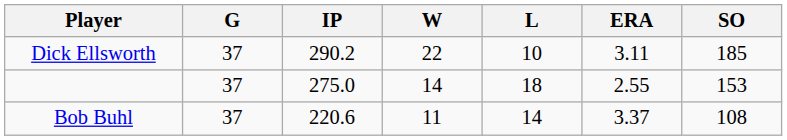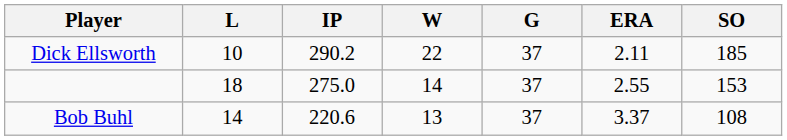columns swapped: (232, 20) <-> (532, 20)
(632, 53) 3.11 -> (632, 53) 2.11
(432, 118) 11 -> (432, 118) 13
